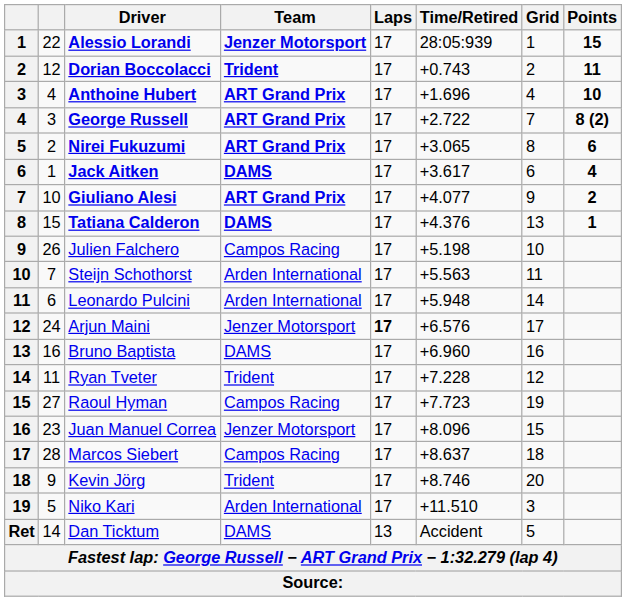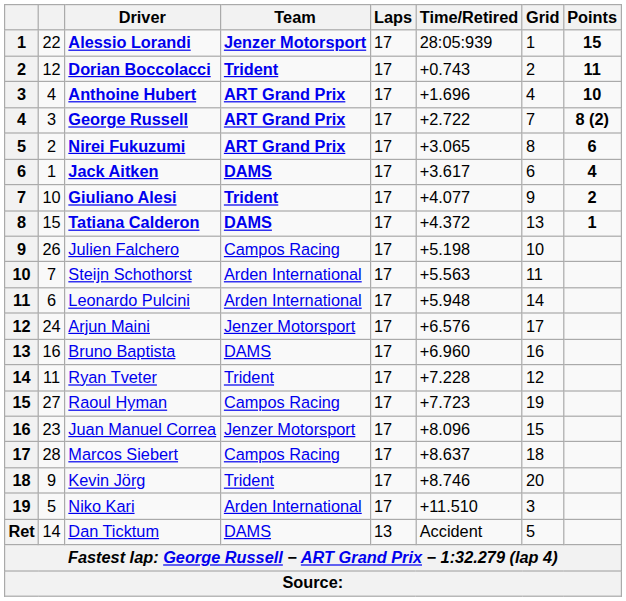(285, 197) ART Grand Prix -> (251, 197) Trident
(445, 223) +4.376 -> (445, 223) +4.372
(383, 326) bold -> (383, 326) normal
